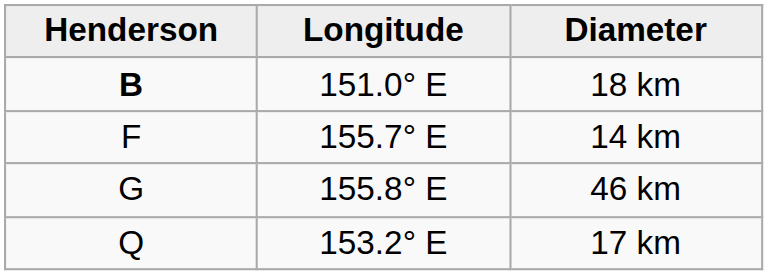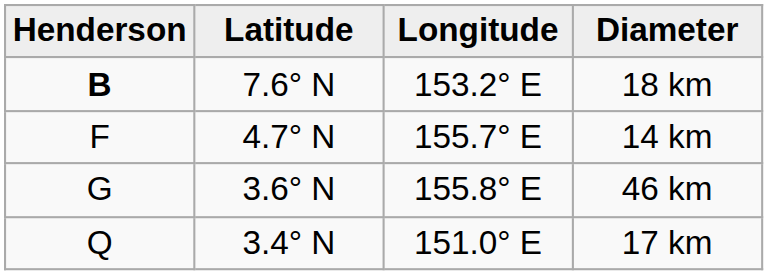+ column: (289, 30)
(383, 83) 151.0° E -> (478, 83) 153.2° E
(383, 242) 153.2° E -> (478, 242) 151.0° E
